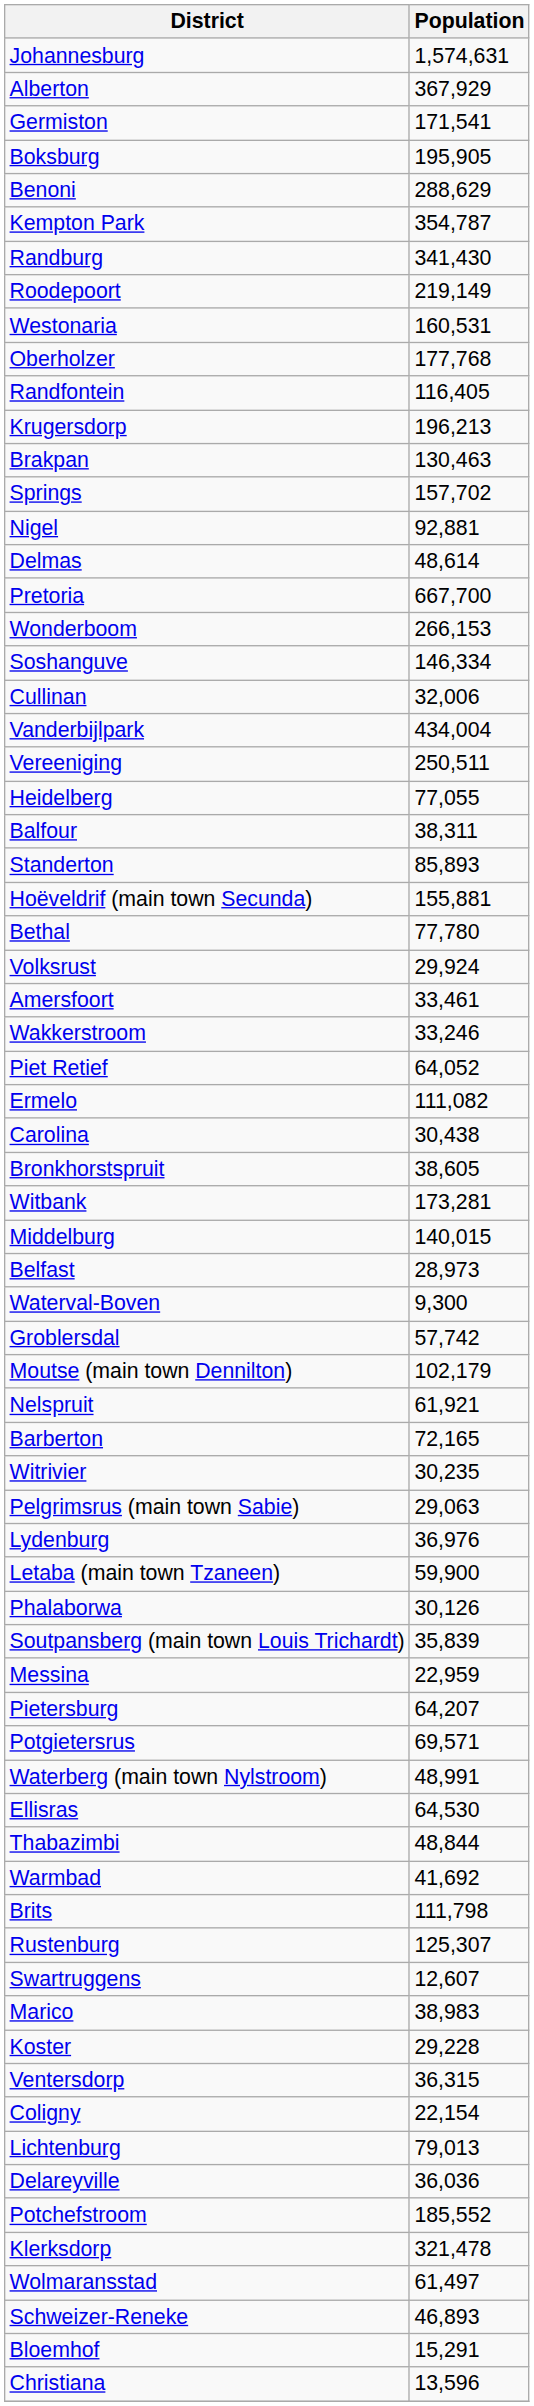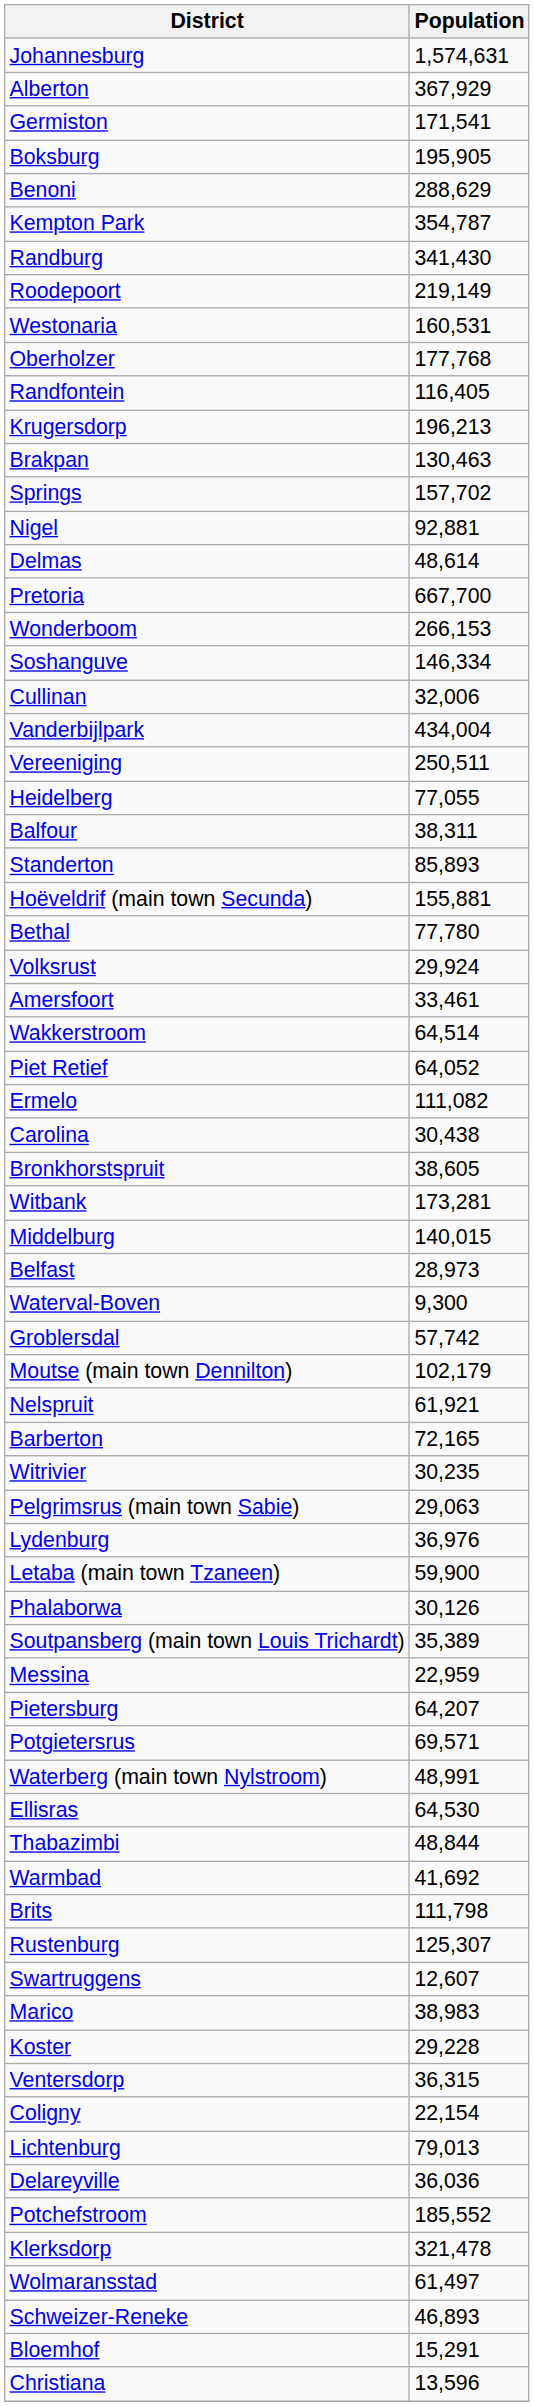(447, 1033) 33,246 -> (447, 1033) 64,514
(447, 1641) 35,839 -> (447, 1641) 35,389
